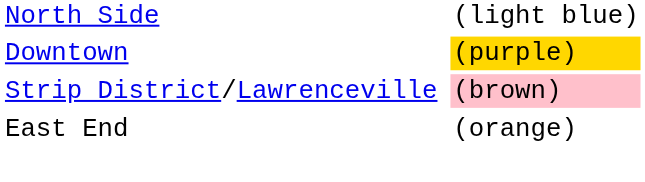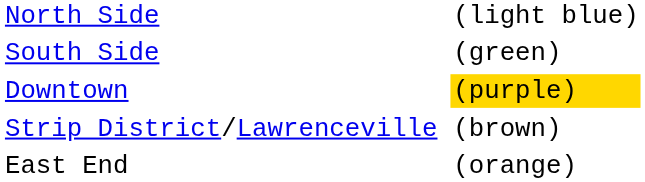+ row: (82, 53)
(507, 91) pink background -> (507, 129) no background
